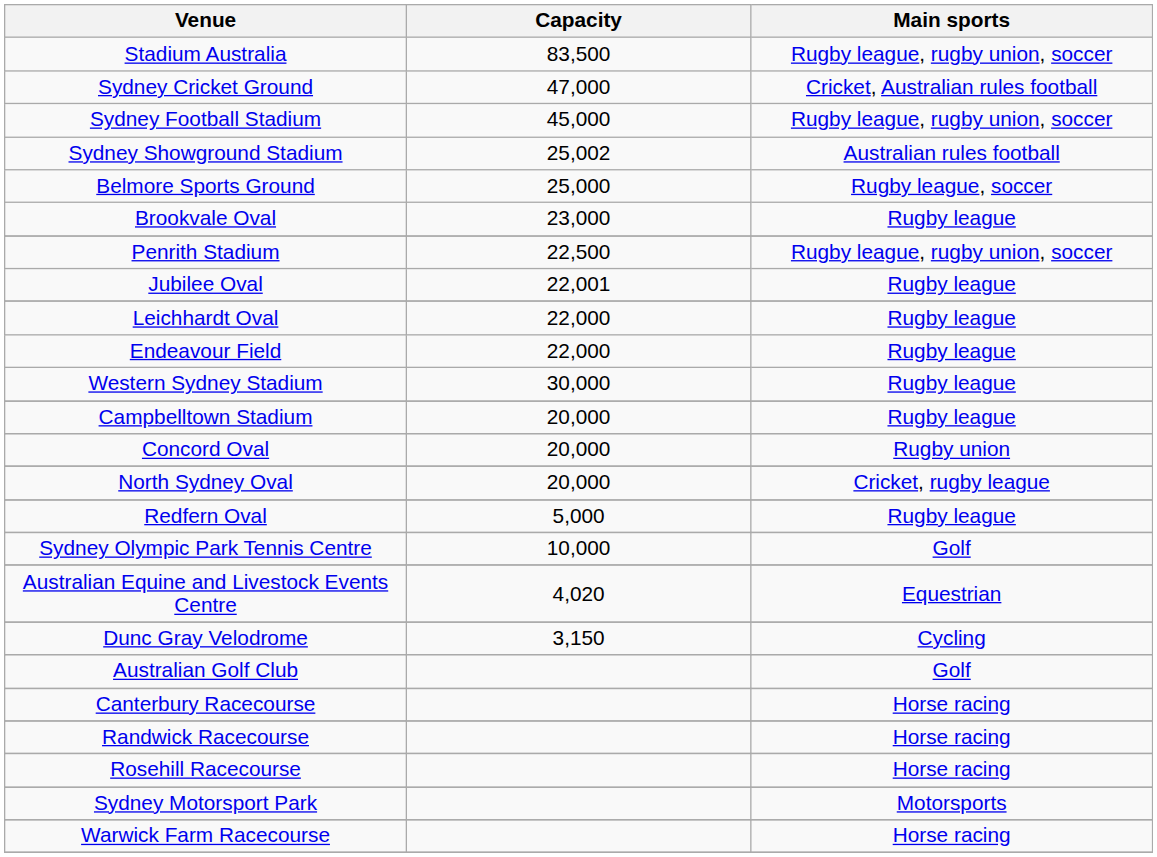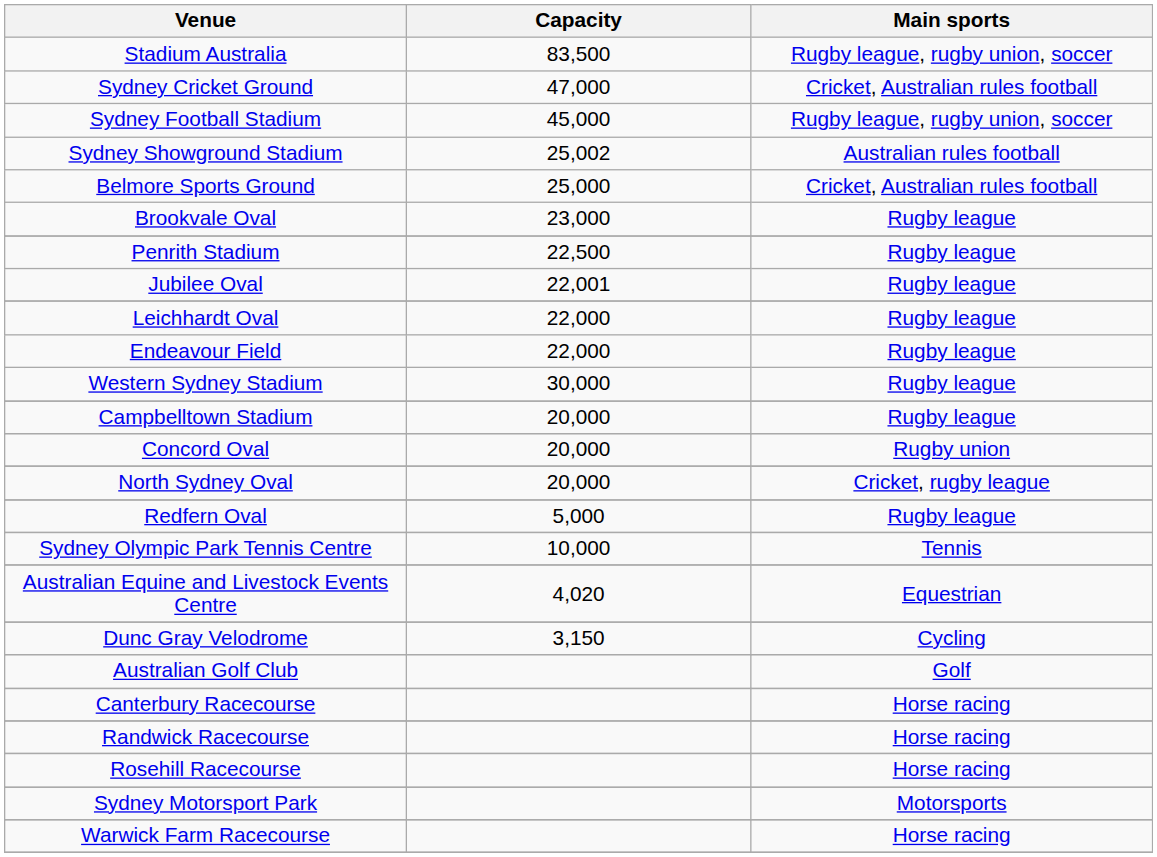(952, 185) Rugby league, soccer -> (952, 185) Cricket, Australian rules football
(952, 251) Rugby league, rugby union, soccer -> (952, 251) Rugby league
(952, 548) Golf -> (952, 548) Tennis
